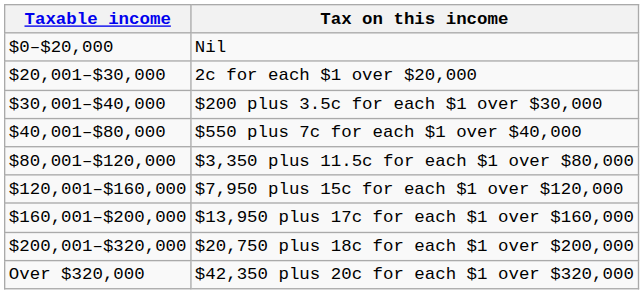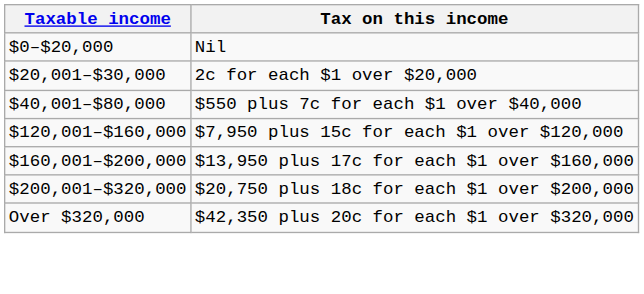- row: (399, 104)
- row: (414, 161)
